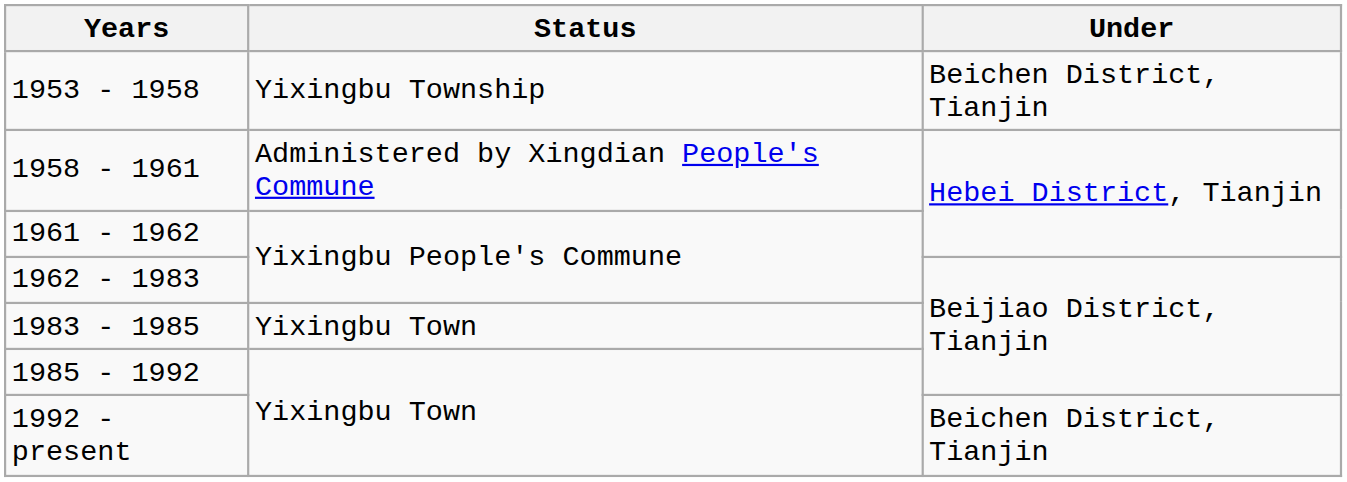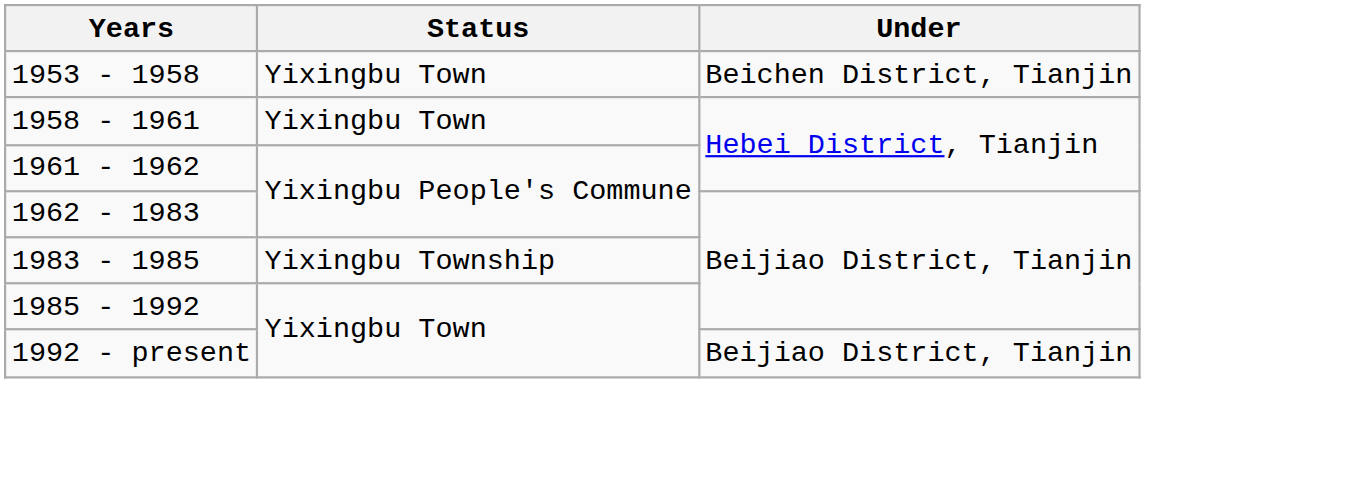(400, 91) Yixingbu Township -> (376, 75) Yixingbu Town
(537, 170) Administered by Xingdian People's Commune -> (376, 121) Yixingbu Town
(366, 326) Yixingbu Town -> (410, 260) Yixingbu Township
(1074, 435) Beichen District, Tianjin -> (919, 353) Beijiao District, Tianjin
